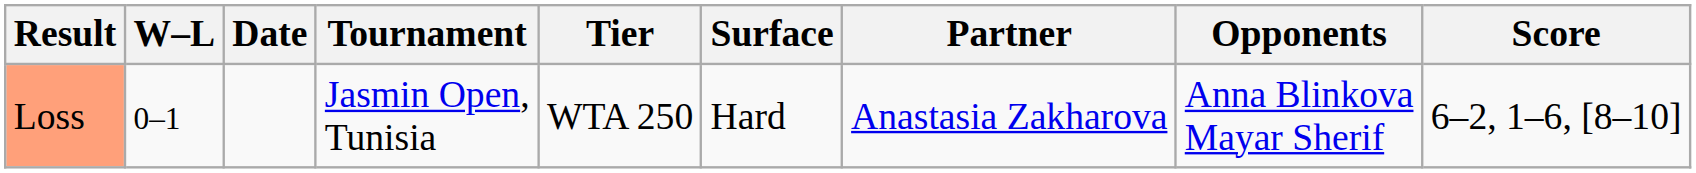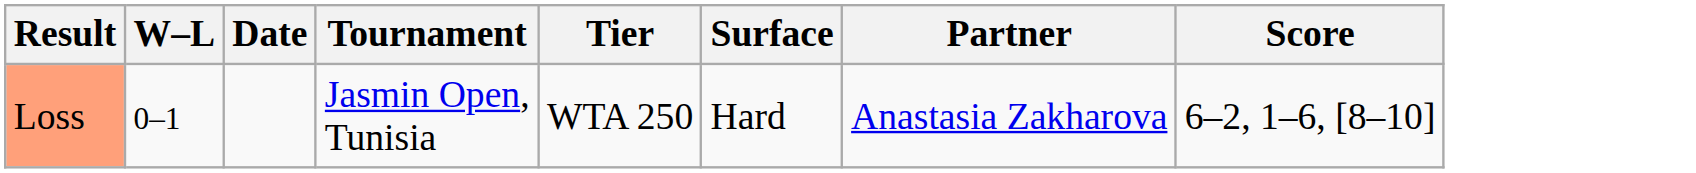- column: (1299, 34)
